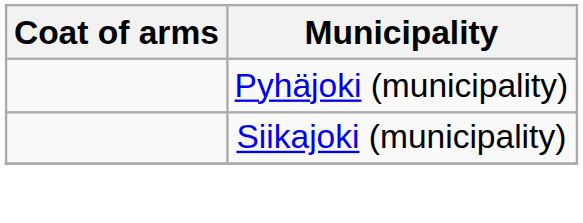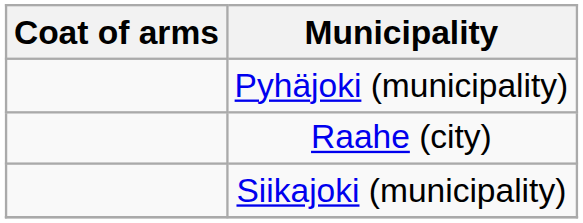+ row: (401, 138)
